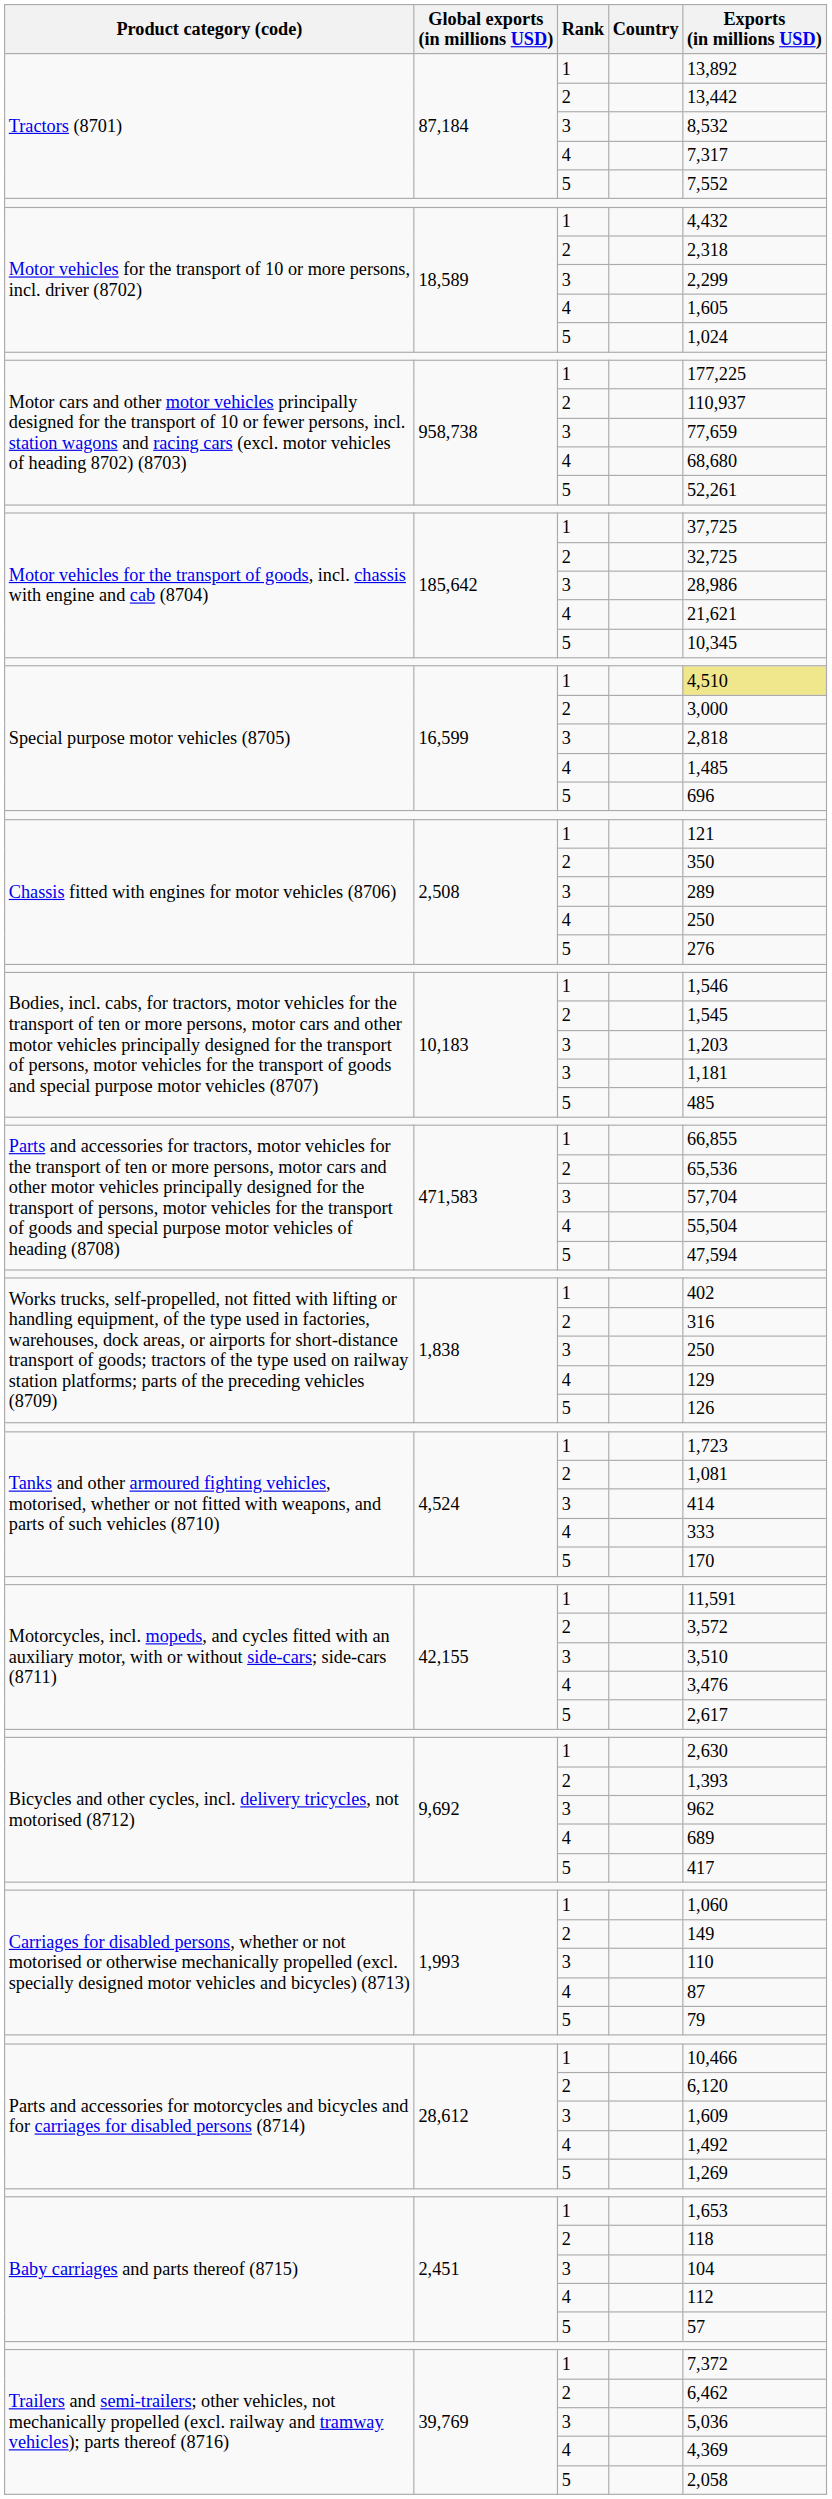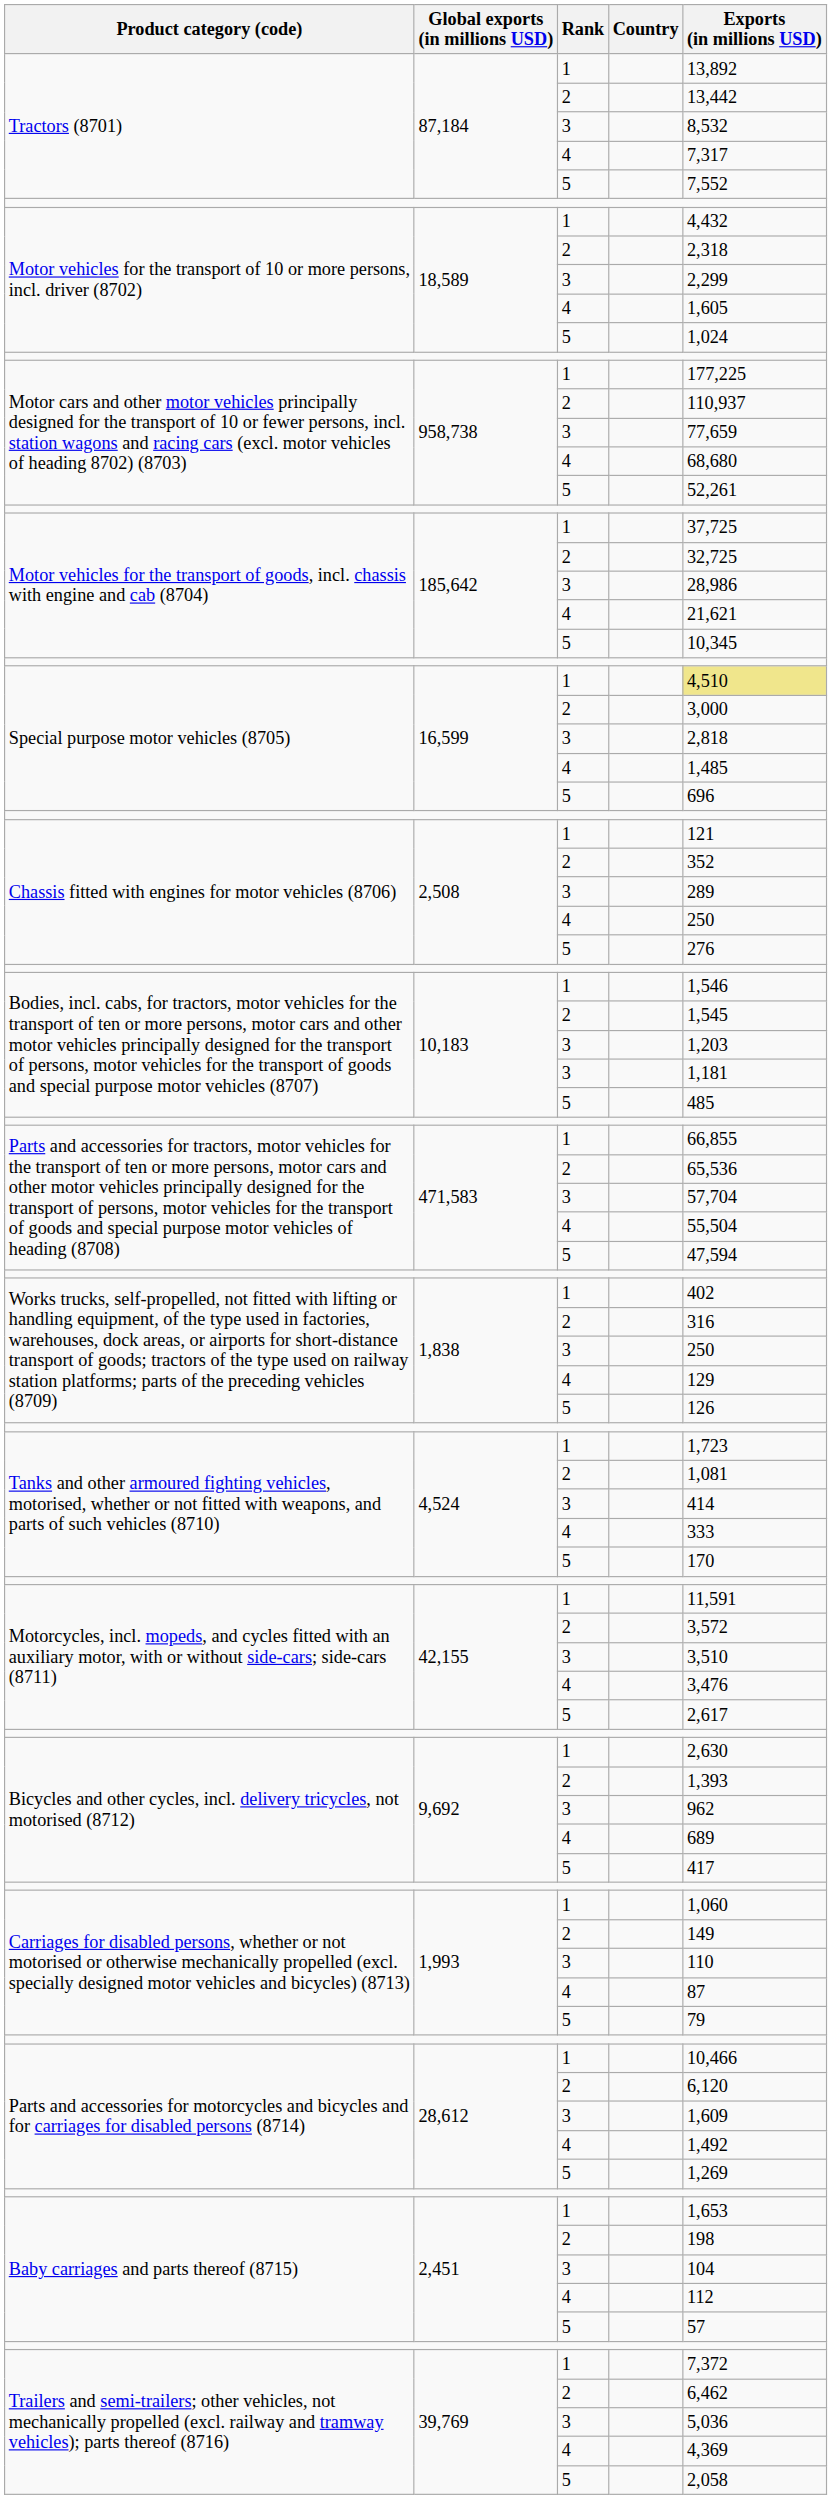(701, 862) 350 -> (701, 862) 352
(700, 2239) 118 -> (701, 2239) 198
